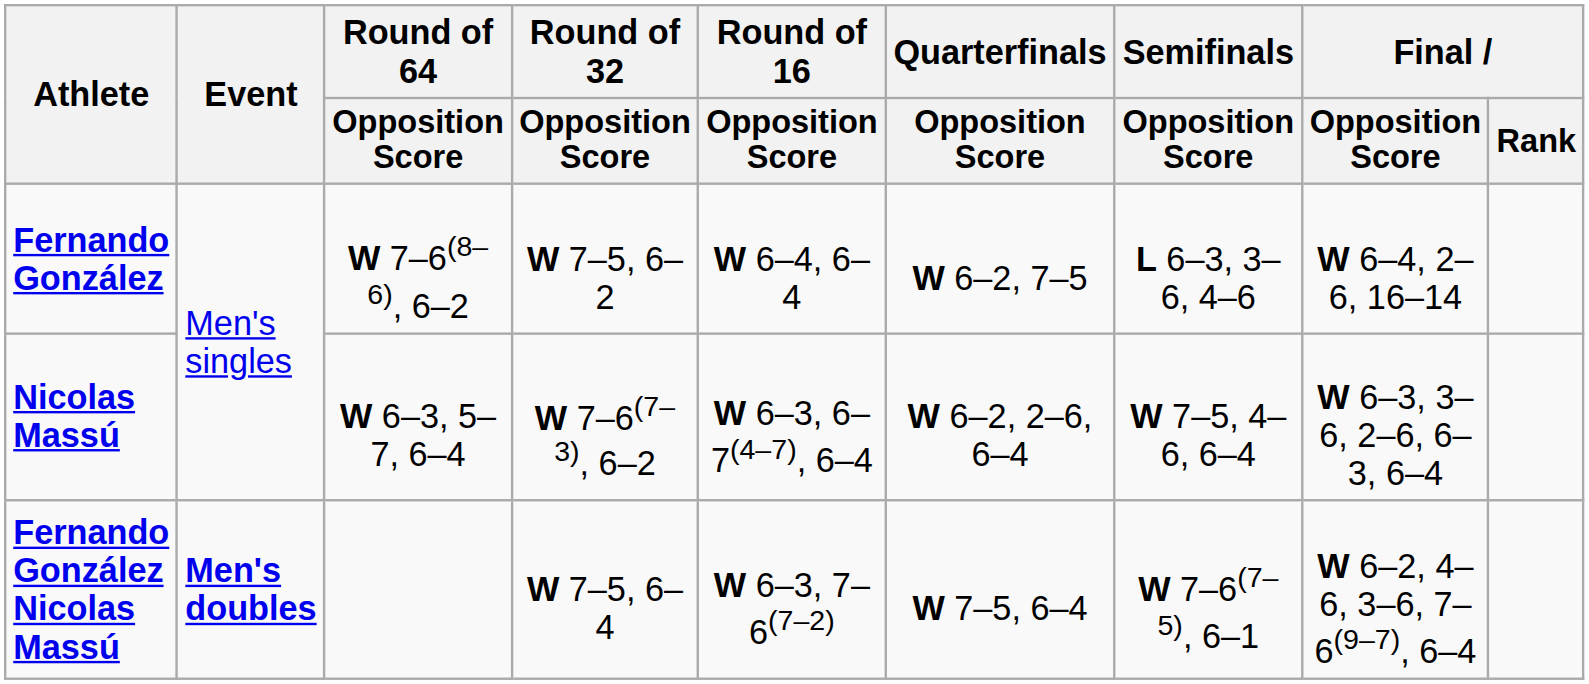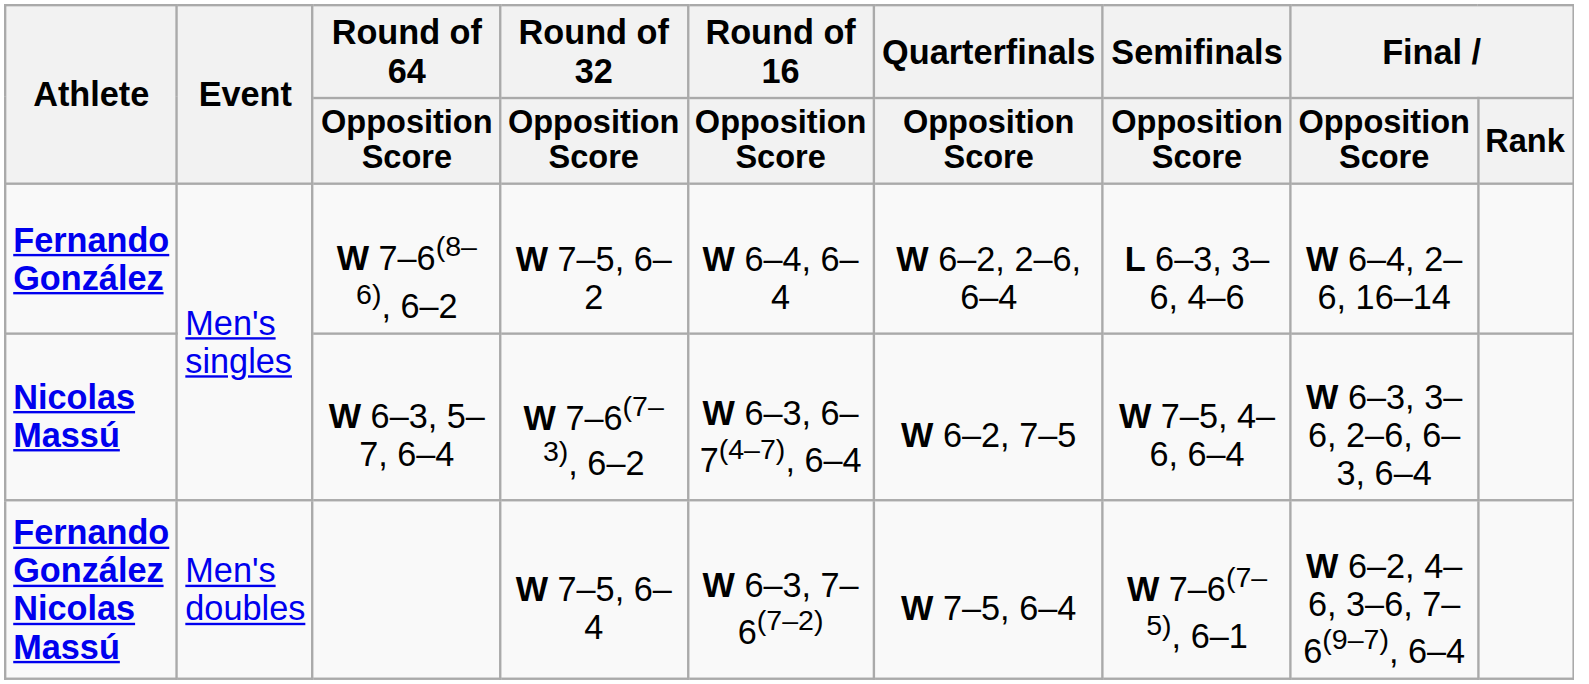(1000, 278) W 6–2, 7–5 -> (989, 278) W 6–2, 2–6, 6–4
(1000, 436) W 6–2, 2–6, 6–4 -> (989, 436) W 6–2, 7–5
(251, 590) bold -> (245, 590) normal
